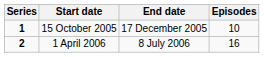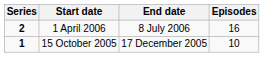rows swapped: (79, 28) <-> (79, 44)
